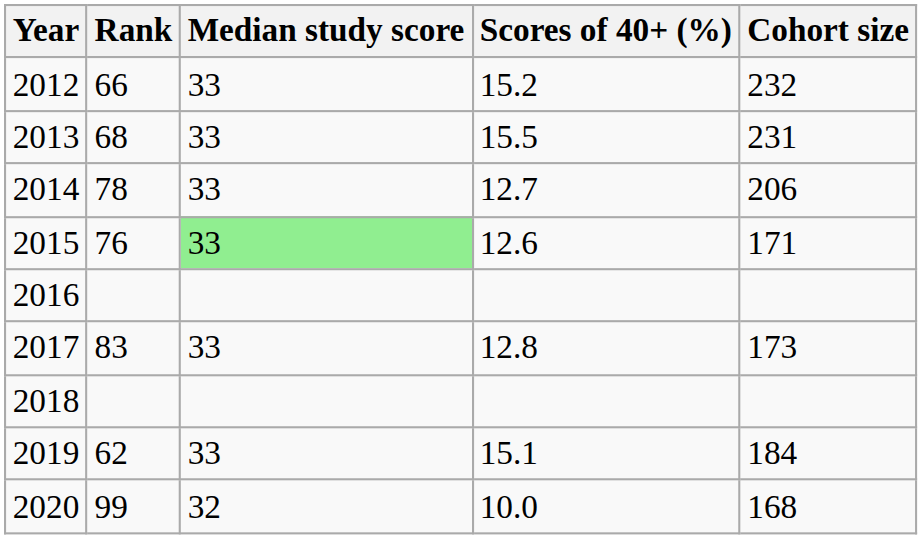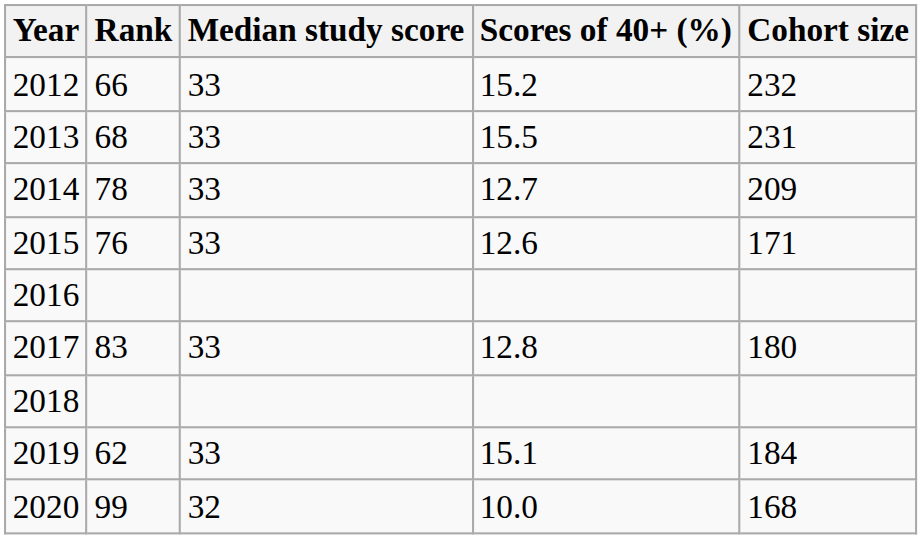(772, 189) 206 -> (772, 189) 209
(204, 242) lightgreen background -> (204, 242) no background
(772, 347) 173 -> (772, 347) 180
